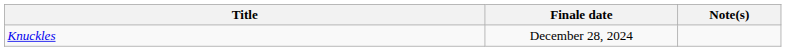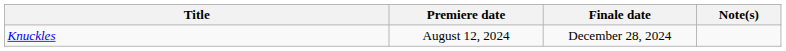+ column: (466, 14)
